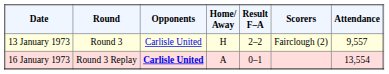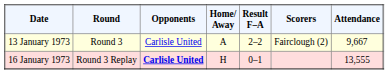(223, 42) H -> (223, 42) A
(357, 42) 9,557 -> (357, 42) 9,667
(223, 60) A -> (223, 60) H
(357, 60) 13,554 -> (357, 60) 13,555
